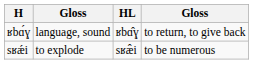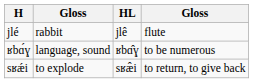+ row: (13, 31)
(195, 31) to return, to give back -> (180, 50) to be numerous
(180, 50) to be numerous -> (195, 68) to return, to give back
